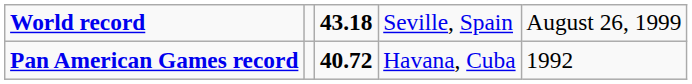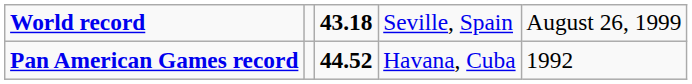(346, 60) 40.72 -> (346, 60) 44.52
